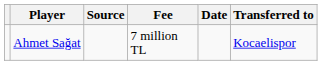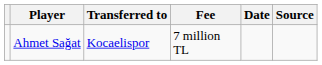columns swapped: (273, 14) <-> (106, 14)
